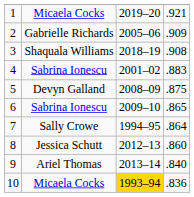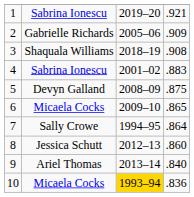(69, 13) Micaela Cocks -> (69, 13) Sabrina Ionescu
(69, 107) Sabrina Ionescu -> (69, 107) Micaela Cocks
